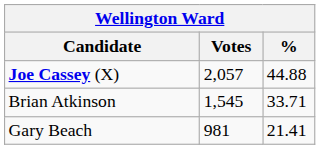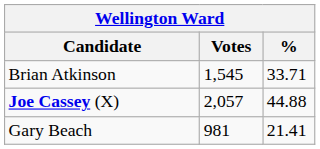rows swapped: (64, 74) <-> (62, 102)
